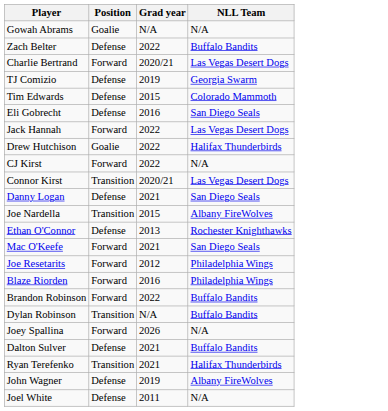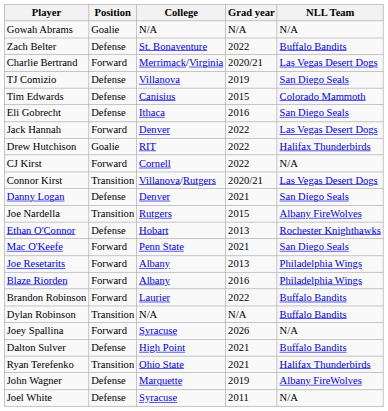+ column: (181, 12)
(224, 79) Georgia Swarm -> (314, 79) San Diego Seals
(150, 264) 2012 -> (239, 264) 2013
